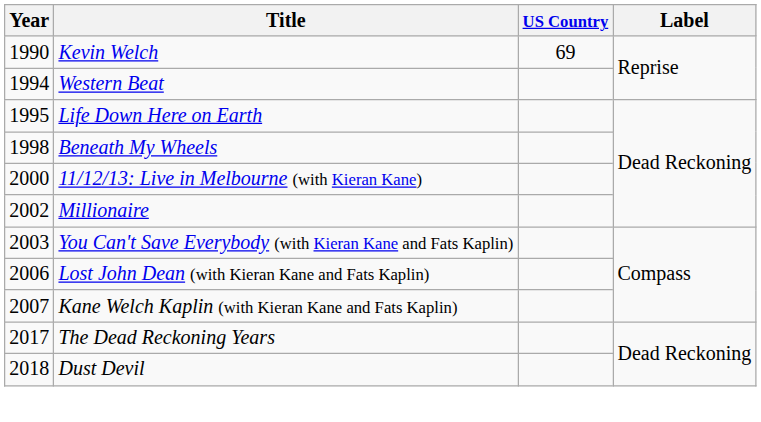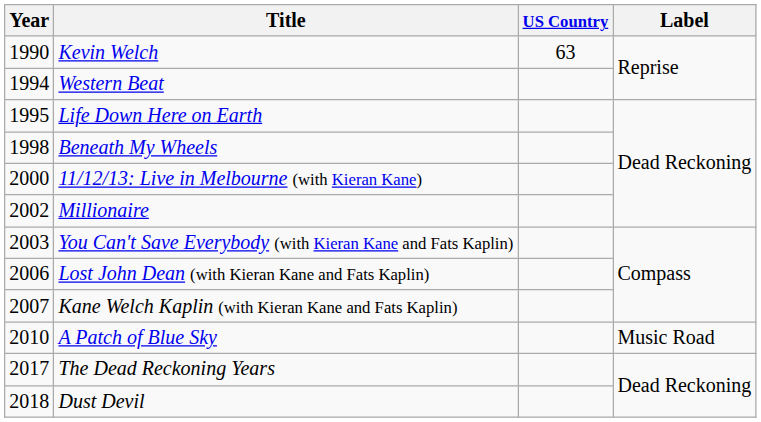(565, 52) 69 -> (565, 52) 63
+ row: (138, 337)
